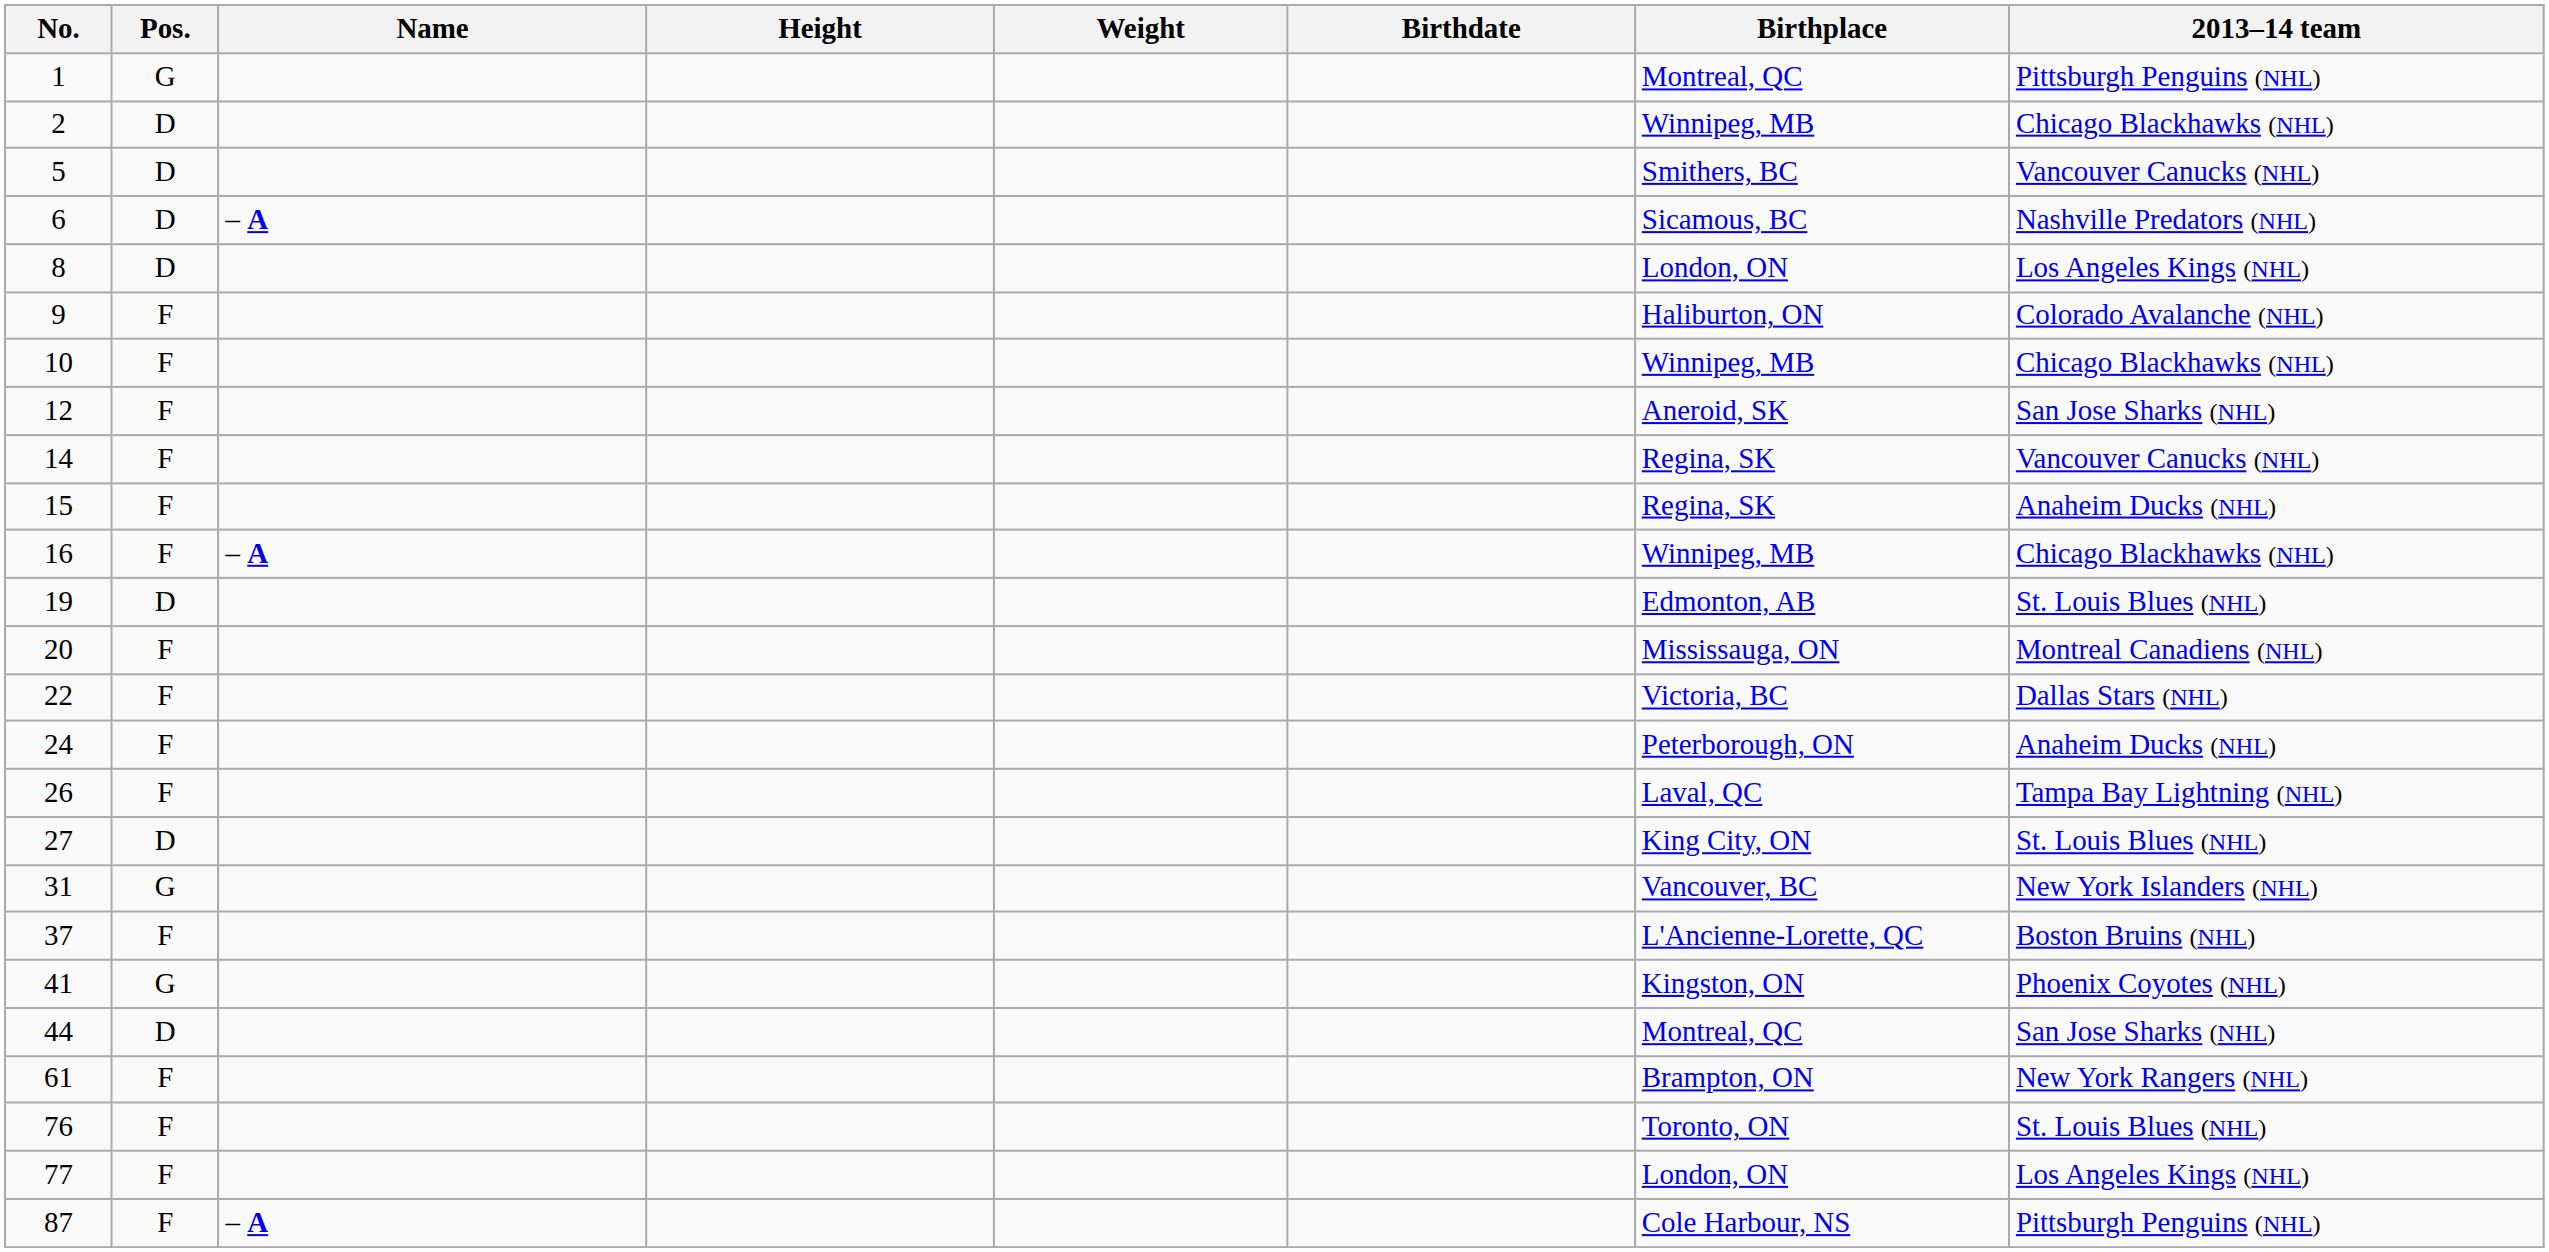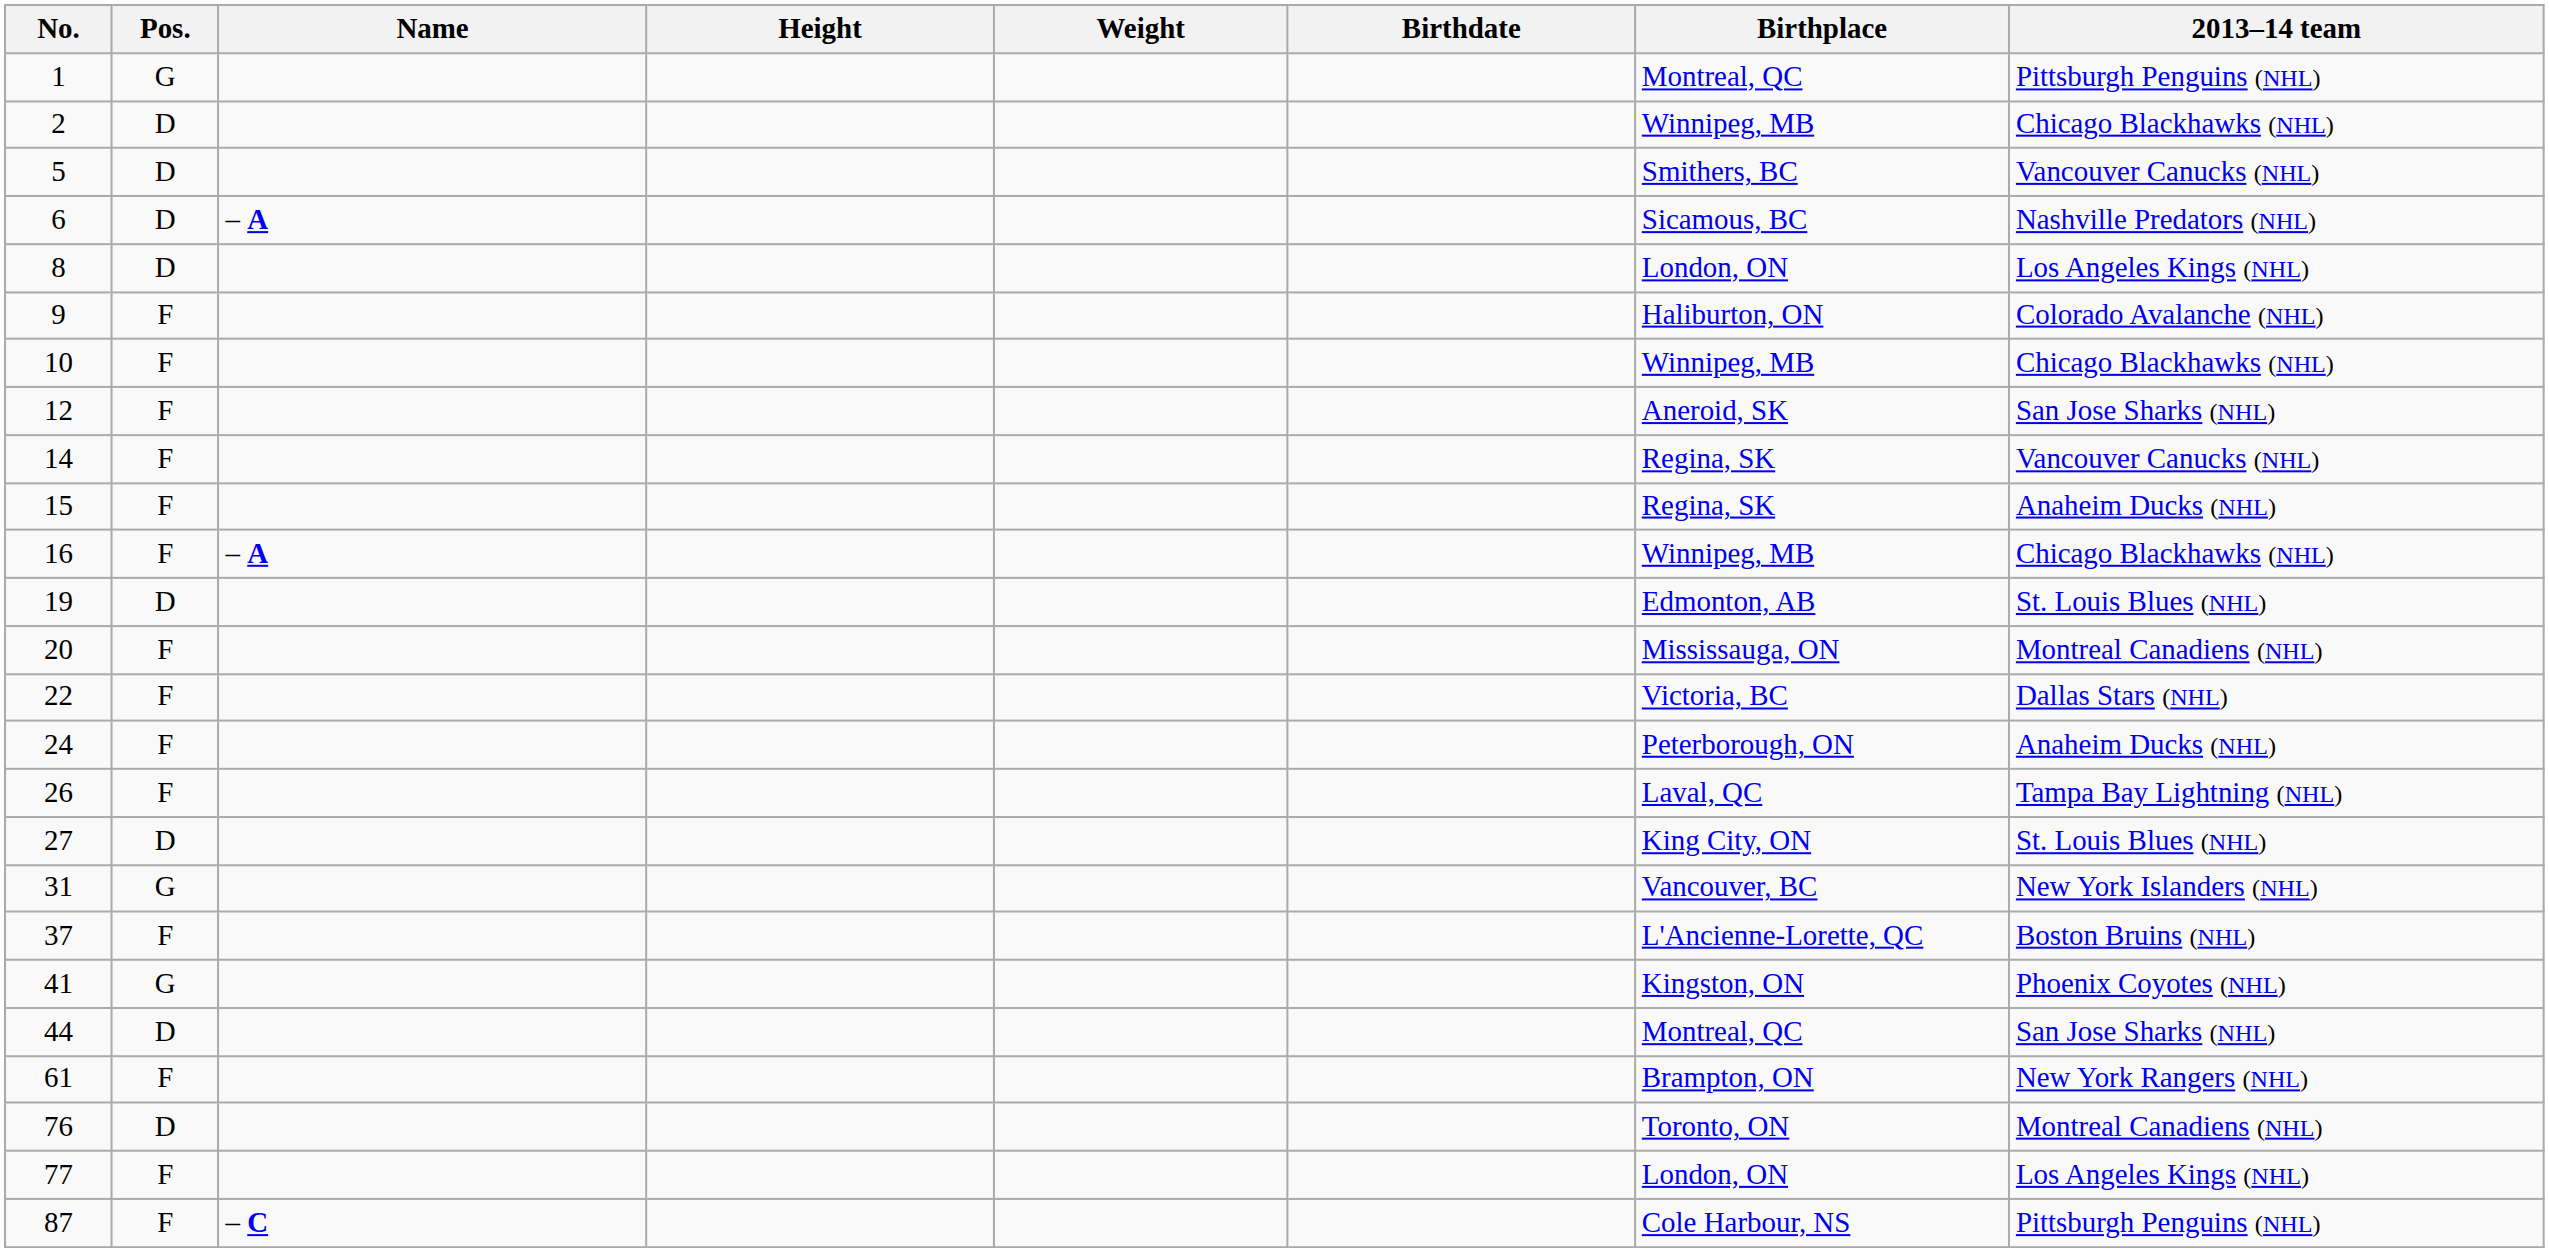(165, 1126) F -> (165, 1126) D
(2141, 1126) St. Louis Blues (NHL) -> (2169, 1126) Montreal Canadiens (NHL)
(247, 1222) – A -> (247, 1222) – C
